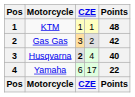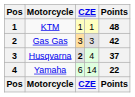(92, 41) 2 -> (92, 41) 3
(114, 55) 40 -> (114, 55) 37
(92, 70) 17 -> (92, 70) 14
